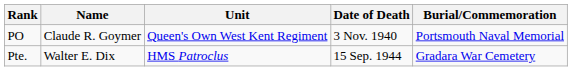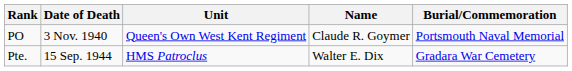columns swapped: (92, 14) <-> (372, 14)
